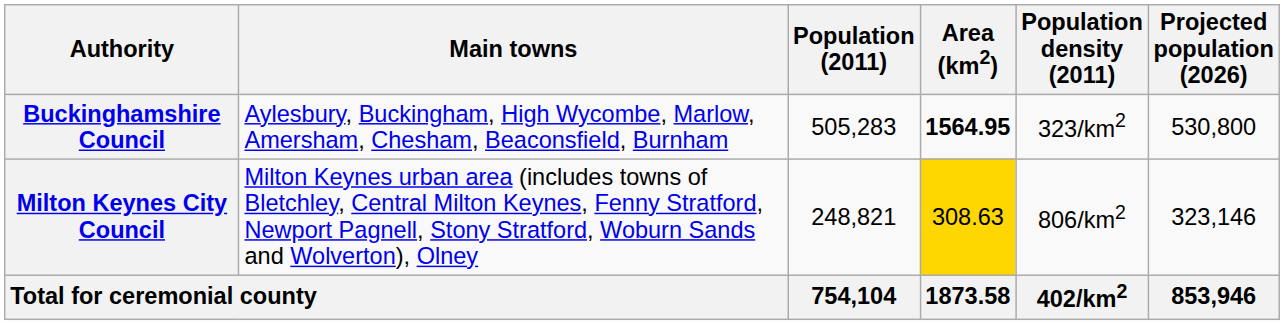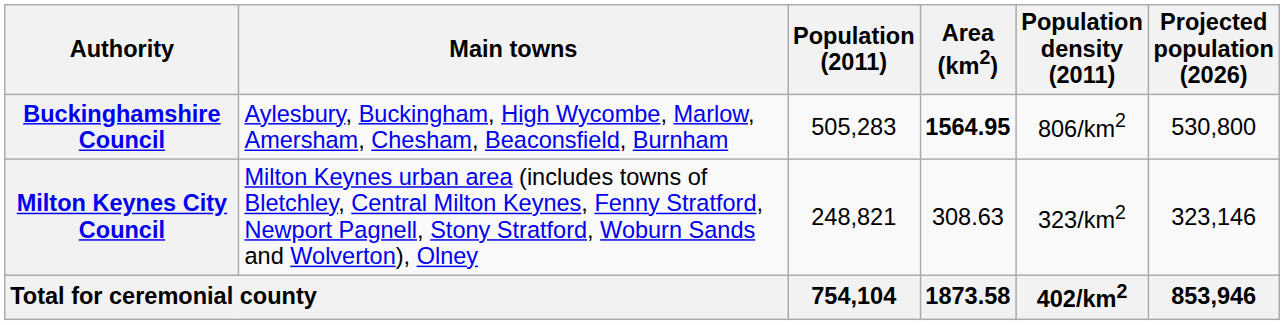(1082, 126) 323/km2 -> (1082, 126) 806/km2
(968, 216) gold background -> (968, 216) no background
(1082, 216) 806/km2 -> (1082, 216) 323/km2
